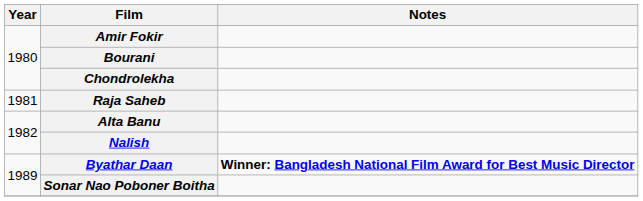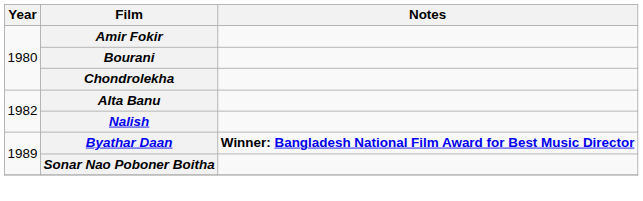- row: (129, 100)
